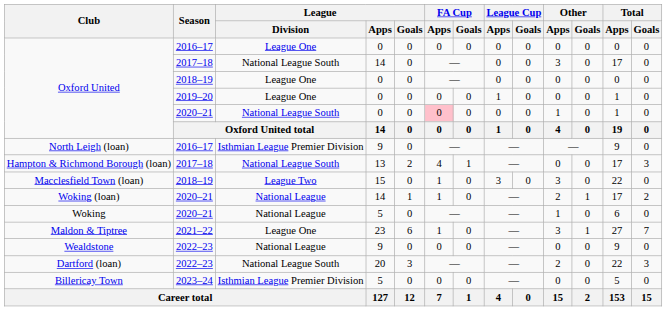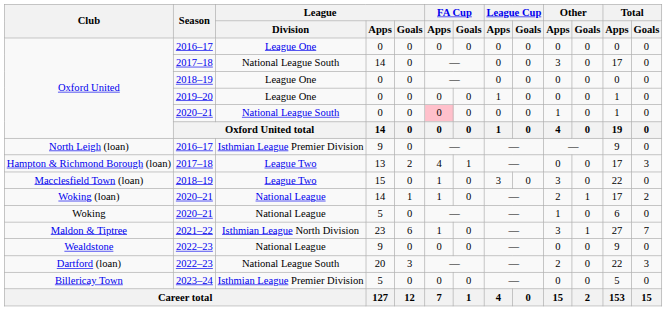(291, 163) National League South -> (291, 163) League Two
(291, 230) League One -> (291, 230) Isthmian League North Division
